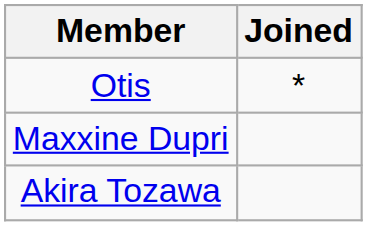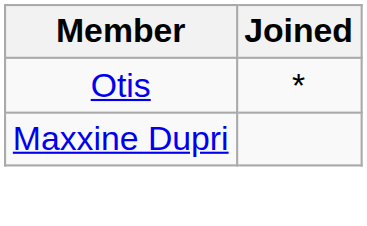- row: (121, 191)
